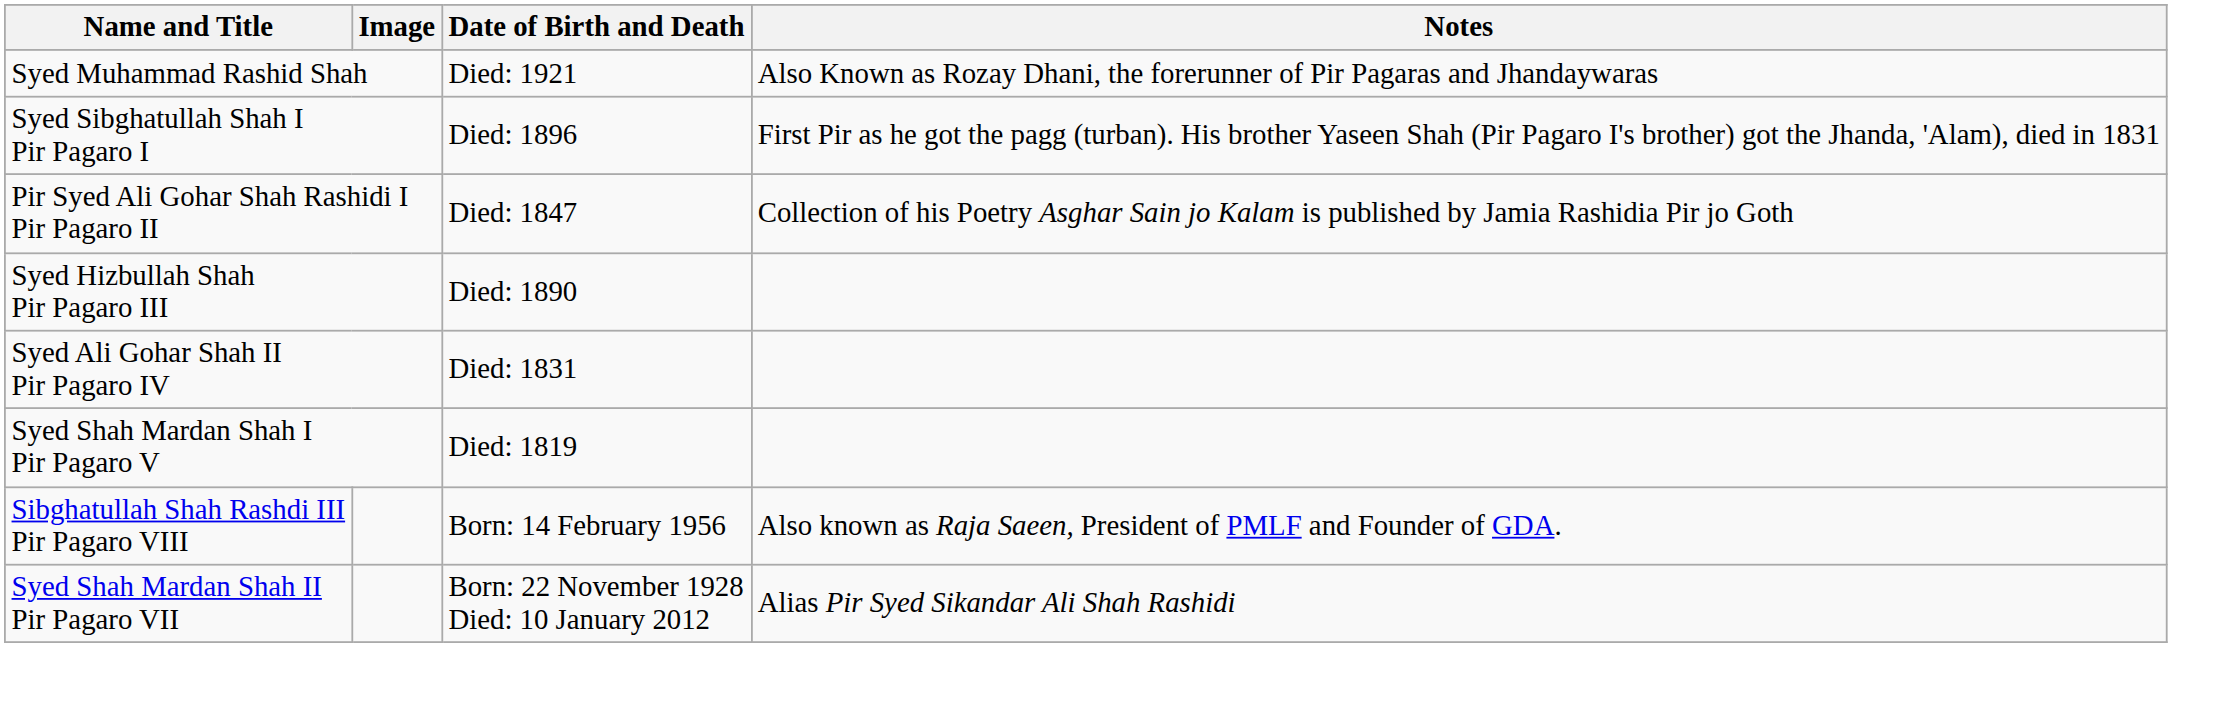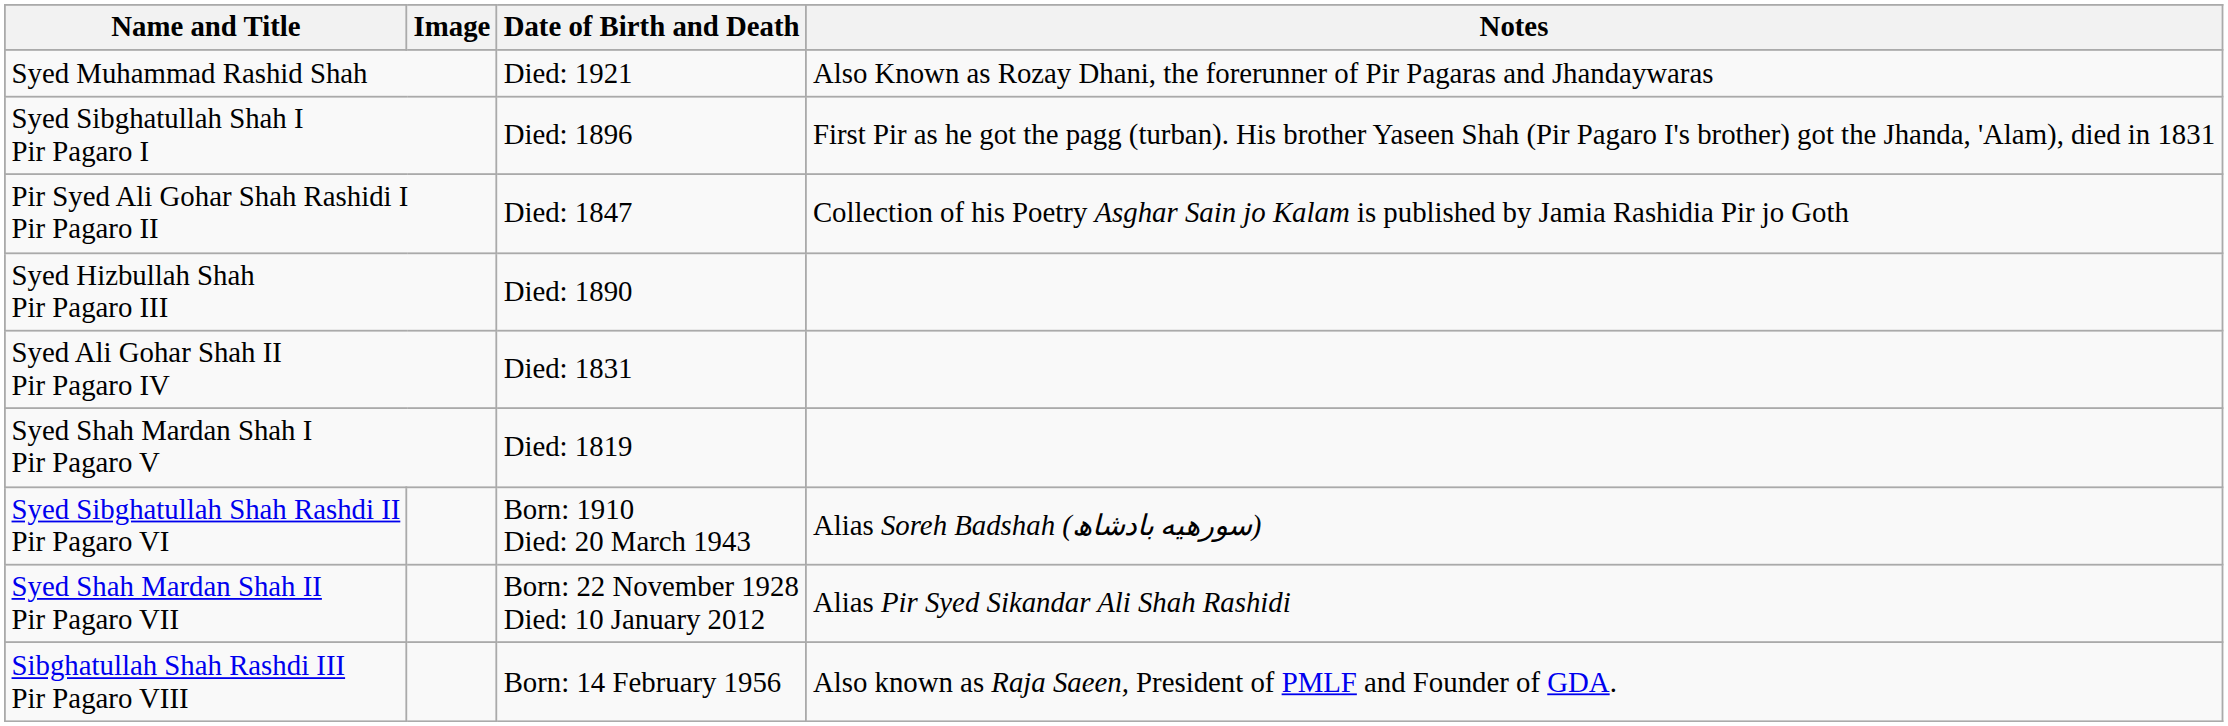+ row: (206, 525)
rows swapped: (167, 603) <-> (178, 525)
